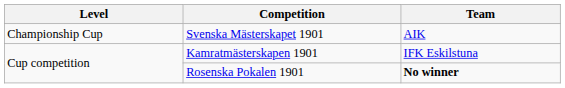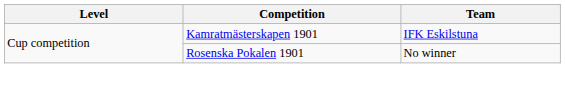- row: (255, 33)
(431, 72) bold -> (430, 53) normal
